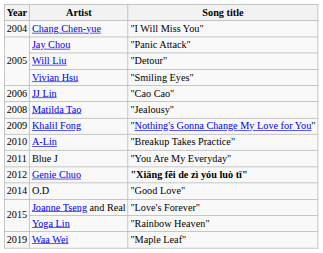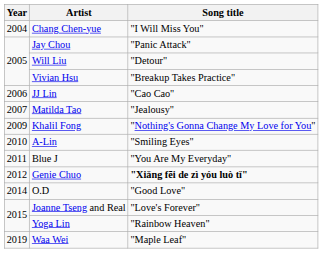(162, 77) "Smiling Eyes" -> (183, 77) "Breakup Takes Practice"
(17, 110) 2008 -> (17, 110) 2007
(183, 142) "Breakup Takes Practice" -> (162, 142) "Smiling Eyes"
